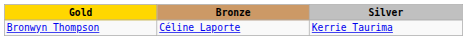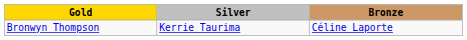columns swapped: (386, 12) <-> (233, 12)
